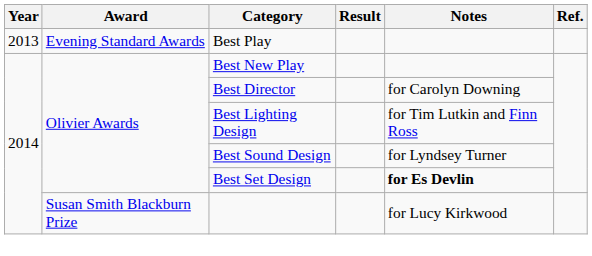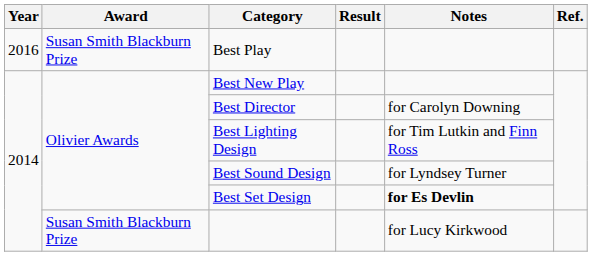(23, 41) 2013 -> (23, 49) 2016
(125, 41) Evening Standard Awards -> (118, 49) Susan Smith Blackburn Prize
